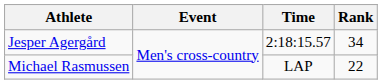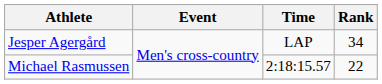(298, 42) 2:18:15.57 -> (298, 42) LAP
(298, 67) LAP -> (298, 67) 2:18:15.57
